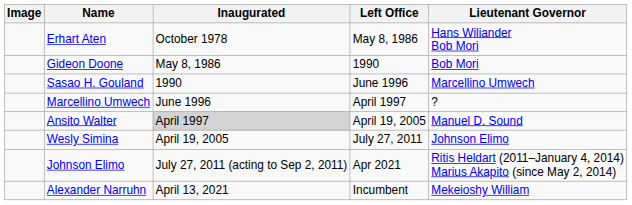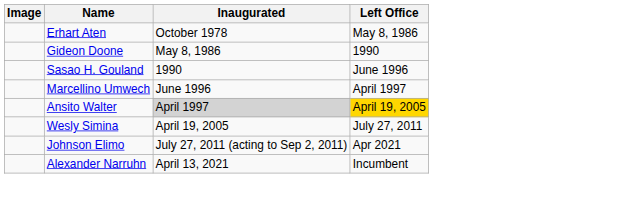- column: (528, 13)
(389, 121) no background -> (389, 107) gold background
